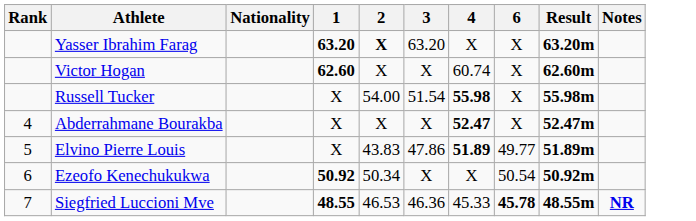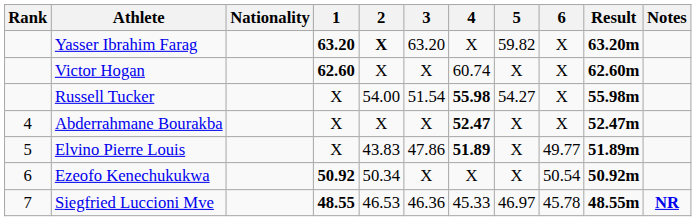+ column: (517, 17)
(517, 202) bold -> (562, 202) normal
